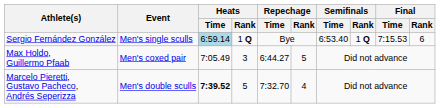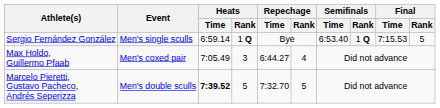(215, 39) lightblue background -> (215, 39) no background
(422, 39) 6 -> (422, 39) 5
(304, 58) 5 -> (304, 58) 4
(304, 87) 4 -> (304, 87) 5
